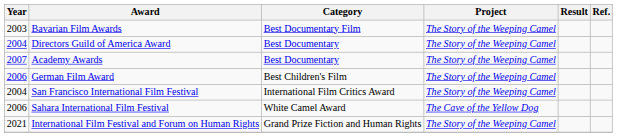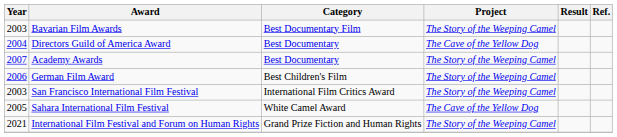(491, 44) The Story of the Weeping Camel -> (482, 44) The Cave of the Yellow Dog
(17, 92) 2004 -> (17, 92) 2003
(17, 108) 2006 -> (17, 108) 2005
